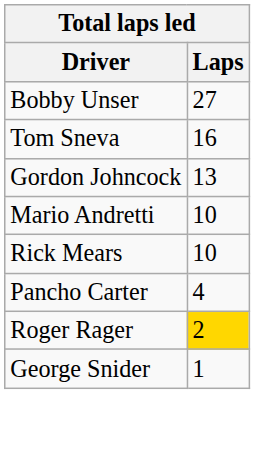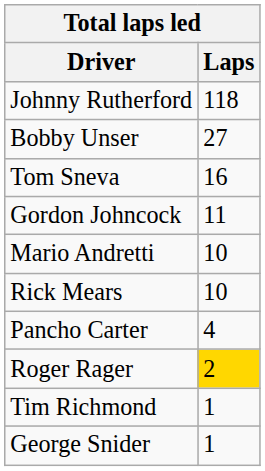+ row: (101, 100)
(205, 176) 13 -> (215, 215) 11
+ row: (83, 406)
